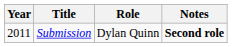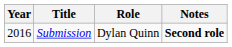(19, 33) 2011 -> (19, 33) 2016
